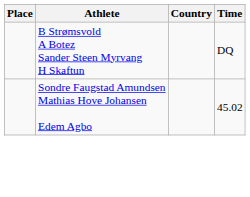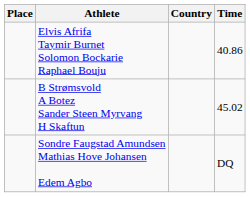+ row: (81, 50)
(225, 50) DQ -> (230, 107) 45.02
(230, 107) 45.02 -> (225, 163) DQ
